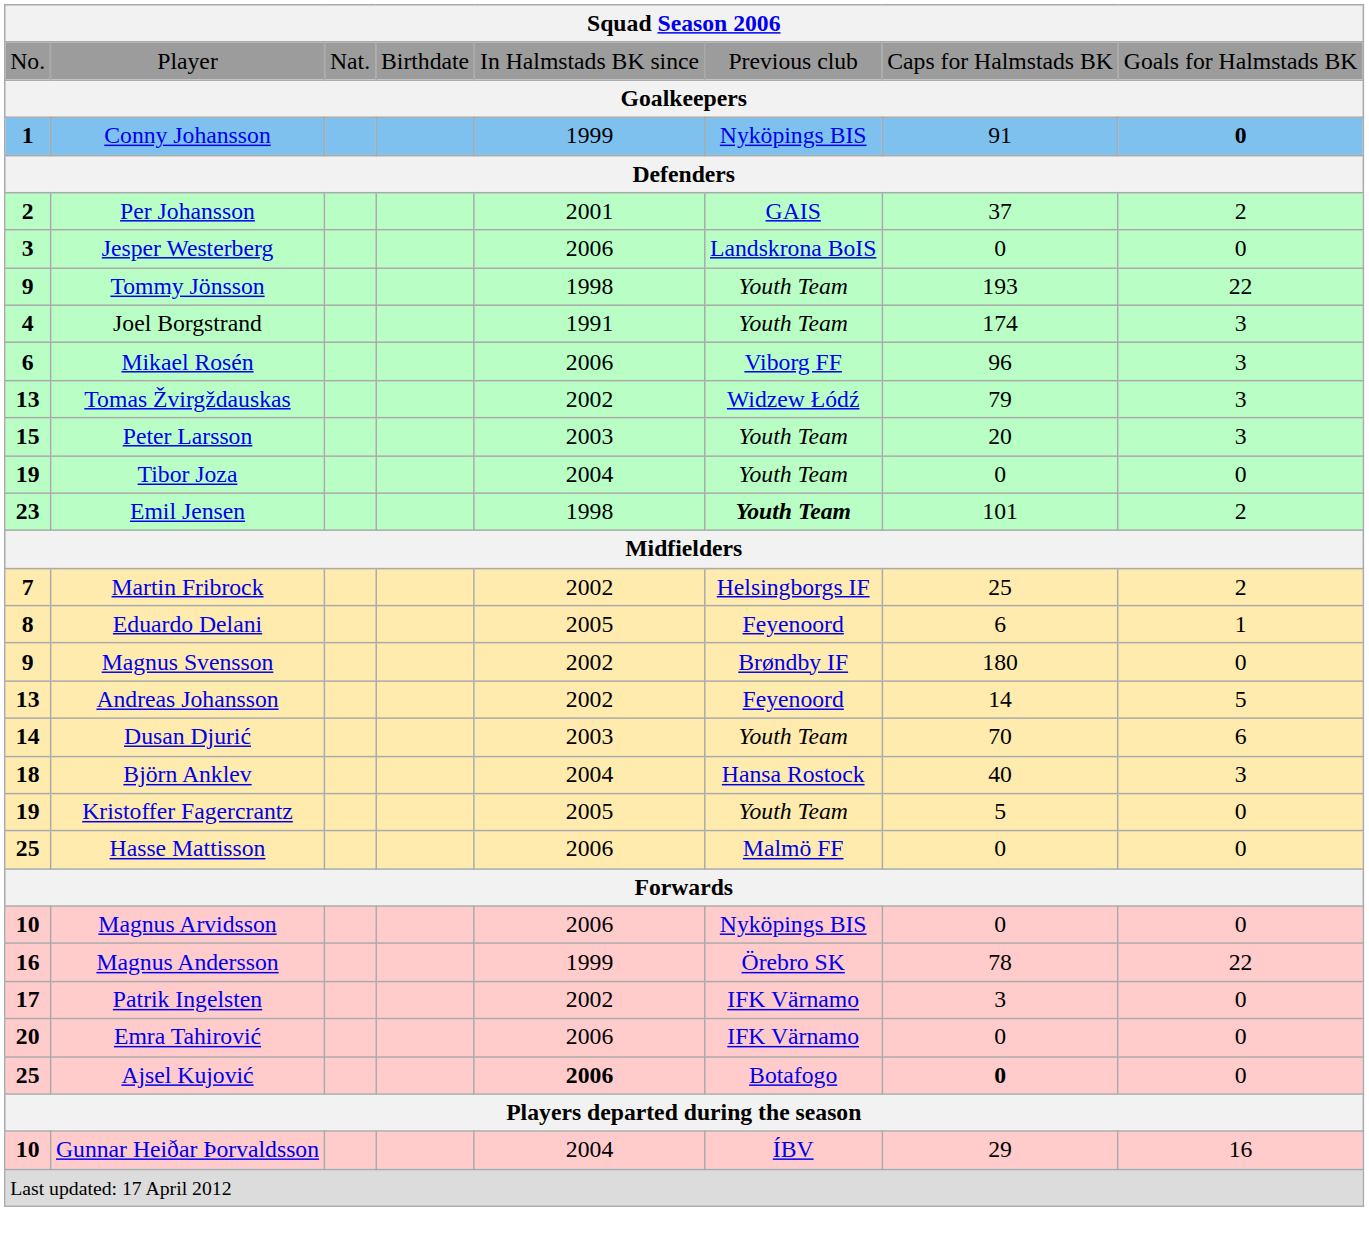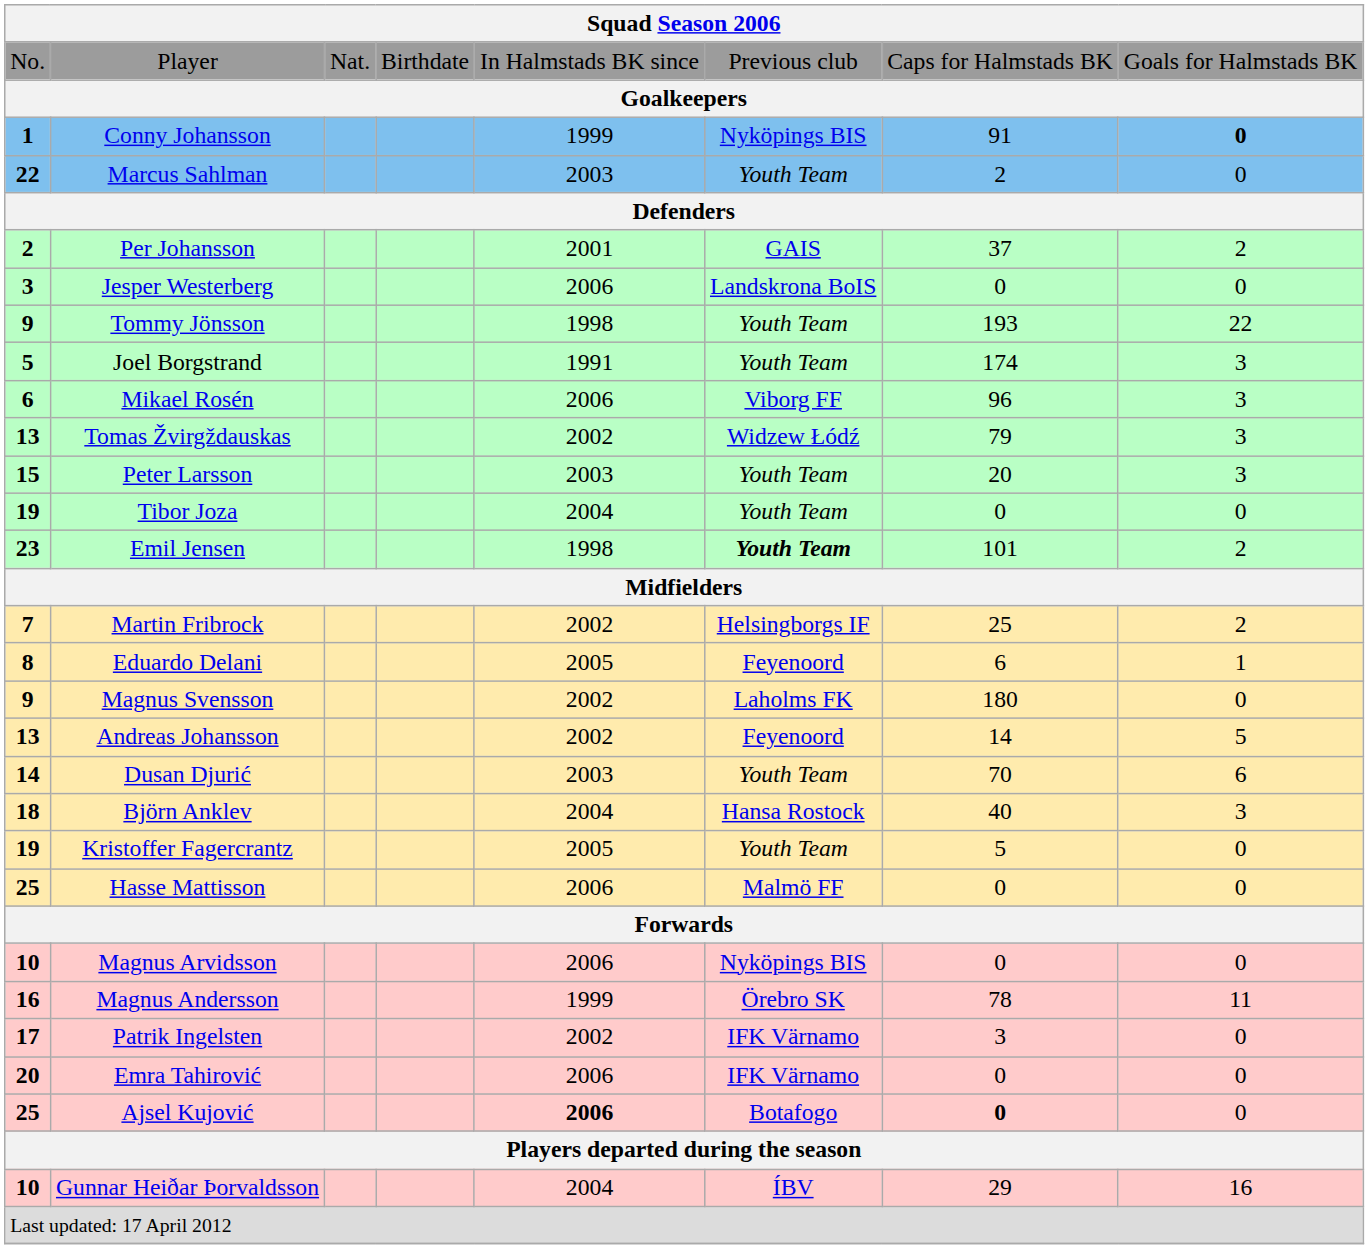+ row: (188, 173)
(28, 323) 4 -> (28, 361) 5
(793, 661) Brøndby IF -> (793, 699) Laholms FK
(1241, 962) 22 -> (1241, 999) 11
